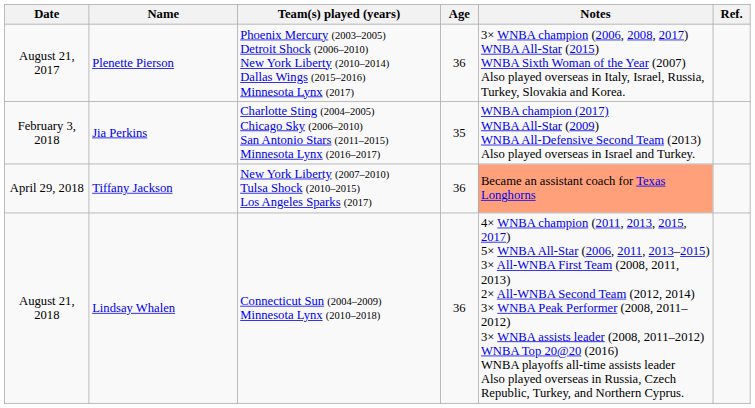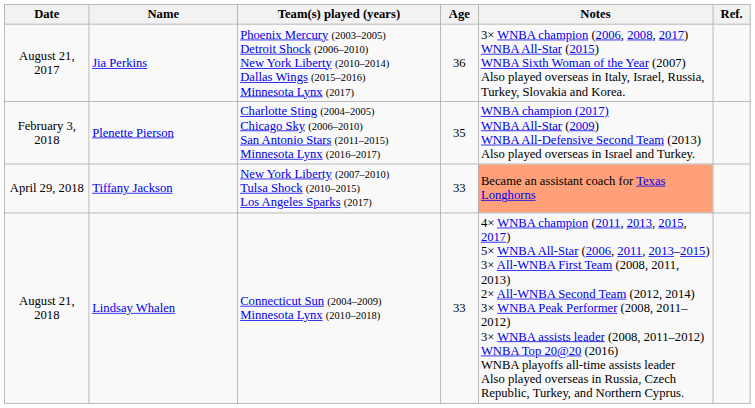(133, 63) Plenette Pierson -> (120, 63) Jia Perkins
(120, 132) Jia Perkins -> (133, 132) Plenette Pierson
(459, 188) 36 -> (459, 188) 33
(459, 308) 36 -> (459, 308) 33
